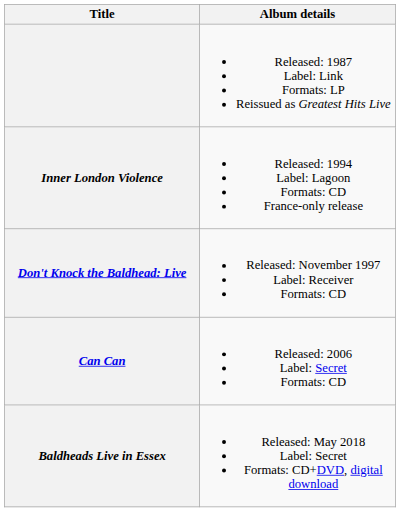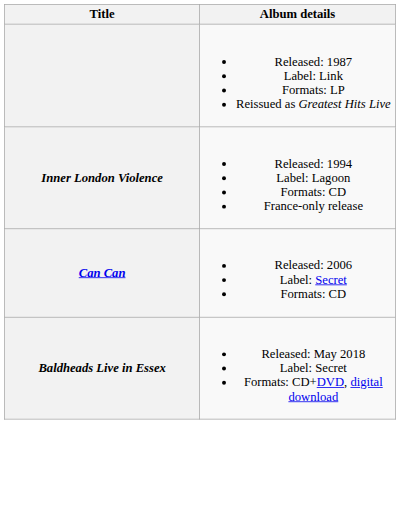- row: (102, 272)
